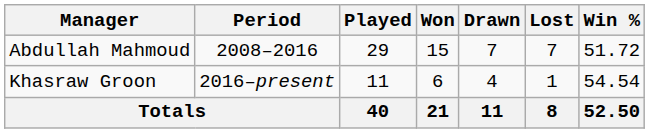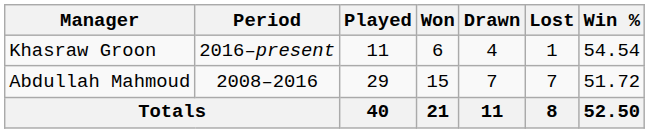rows swapped: (100, 51) <-> (83, 82)
